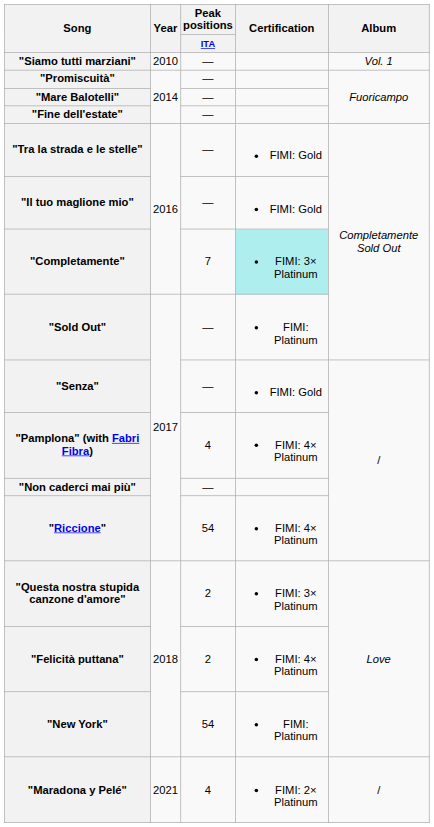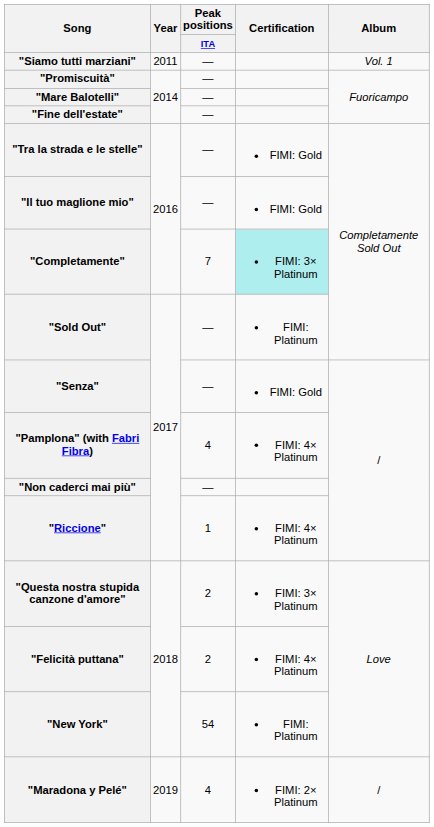(165, 61) 2010 -> (165, 61) 2011
(208, 528) 54 -> (208, 528) 1
(165, 789) 2021 -> (165, 789) 2019
